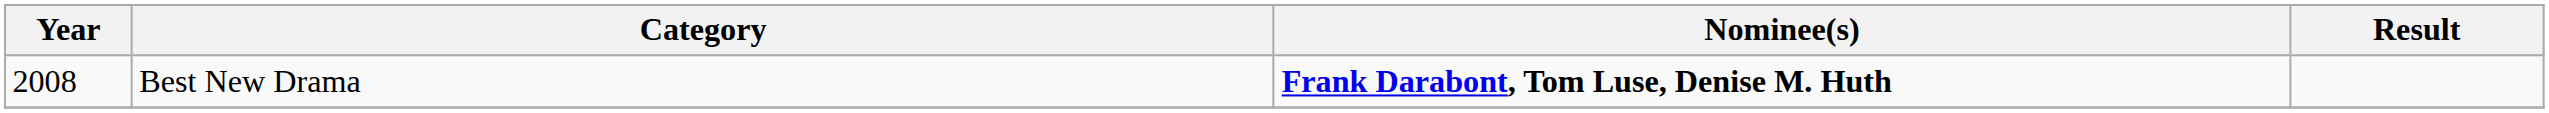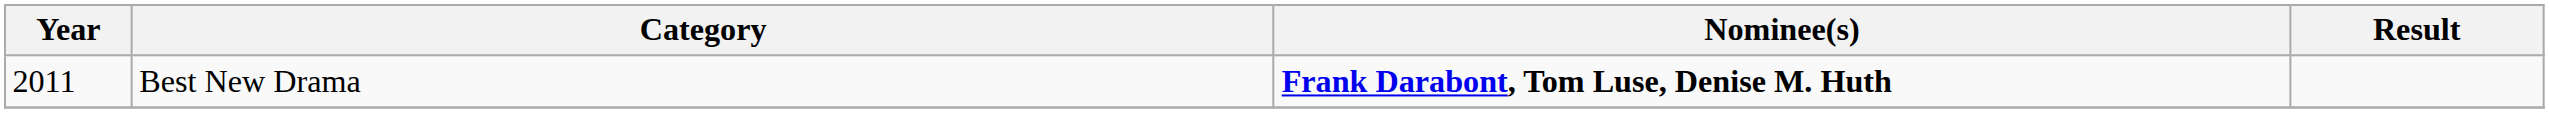(45, 81) 2008 -> (44, 81) 2011
